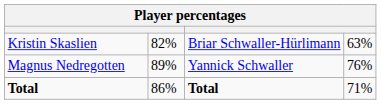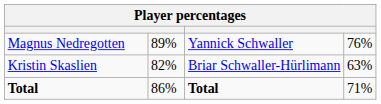rows swapped: (52, 44) <-> (66, 66)
